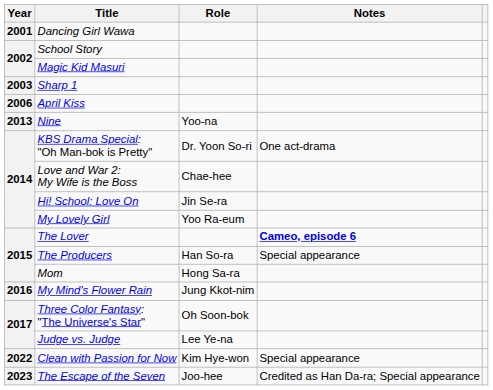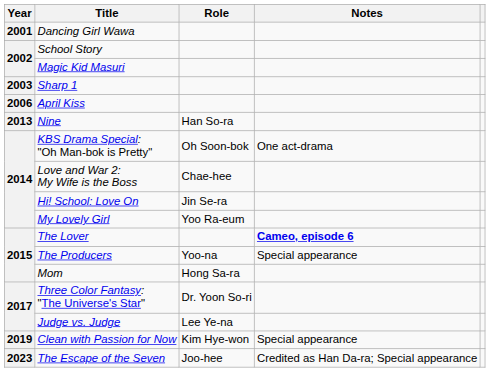(199, 121) Yoo-na -> (208, 121) Han So-ra
(217, 146) Dr. Yoon So-ri -> (215, 146) Oh Soon-bok
(208, 255) Han So-ra -> (199, 255) Yoo-na
- row: (95, 291)
(215, 315) Oh Soon-bok -> (217, 297) Dr. Yoon So-ri
(20, 358) 2022 -> (20, 340) 2019
